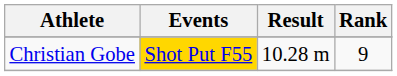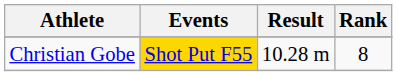(363, 53) 9 -> (363, 53) 8
